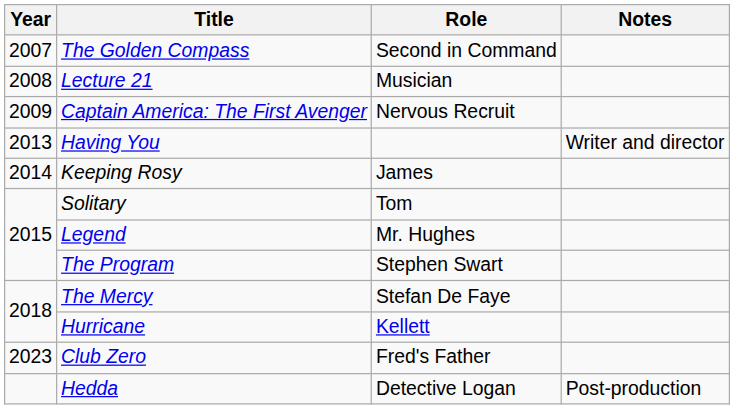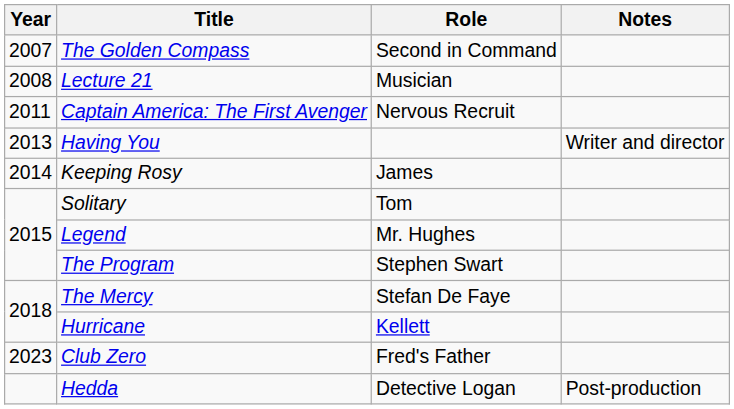(31, 111) 2009 -> (30, 111) 2011
